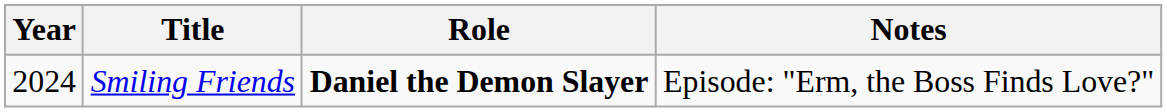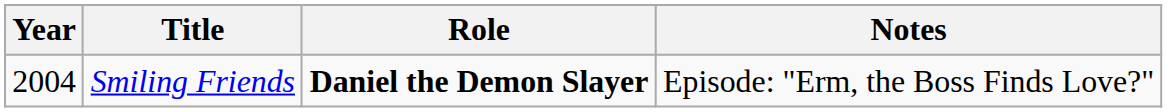(44, 80) 2024 -> (44, 80) 2004
